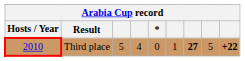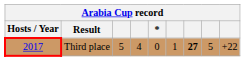(33, 47) 2010 -> (33, 47) 2017
(230, 47) bold -> (230, 47) normal
